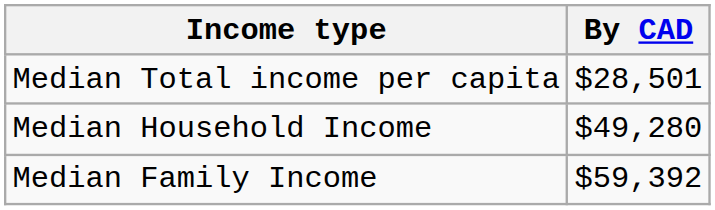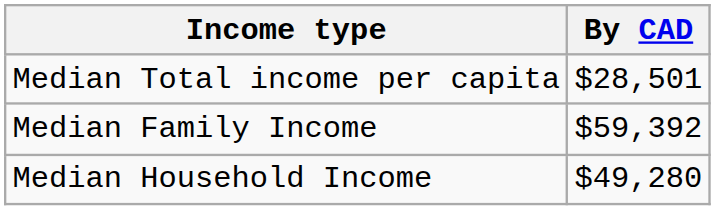rows swapped: (222, 129) <-> (195, 179)
